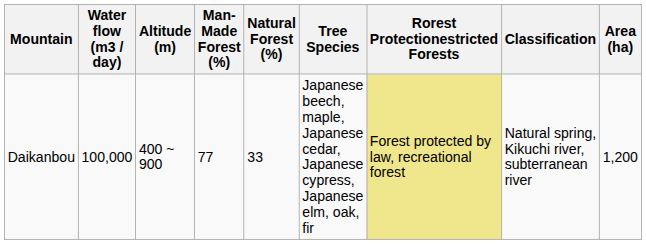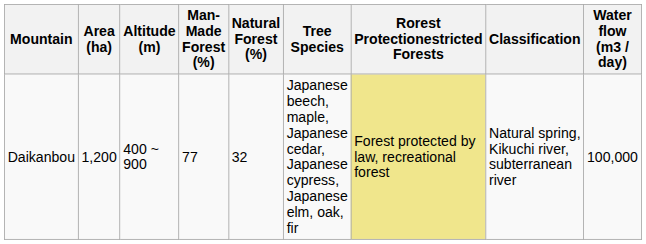columns swapped: (620, 39) <-> (107, 39)
(255, 156) 33 -> (239, 156) 32
